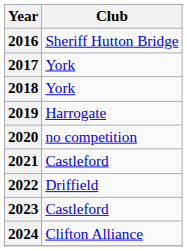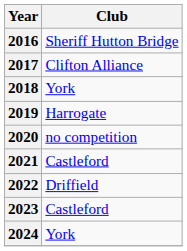(60, 64) York -> (94, 64) Clifton Alliance
(94, 233) Clifton Alliance -> (60, 233) York
